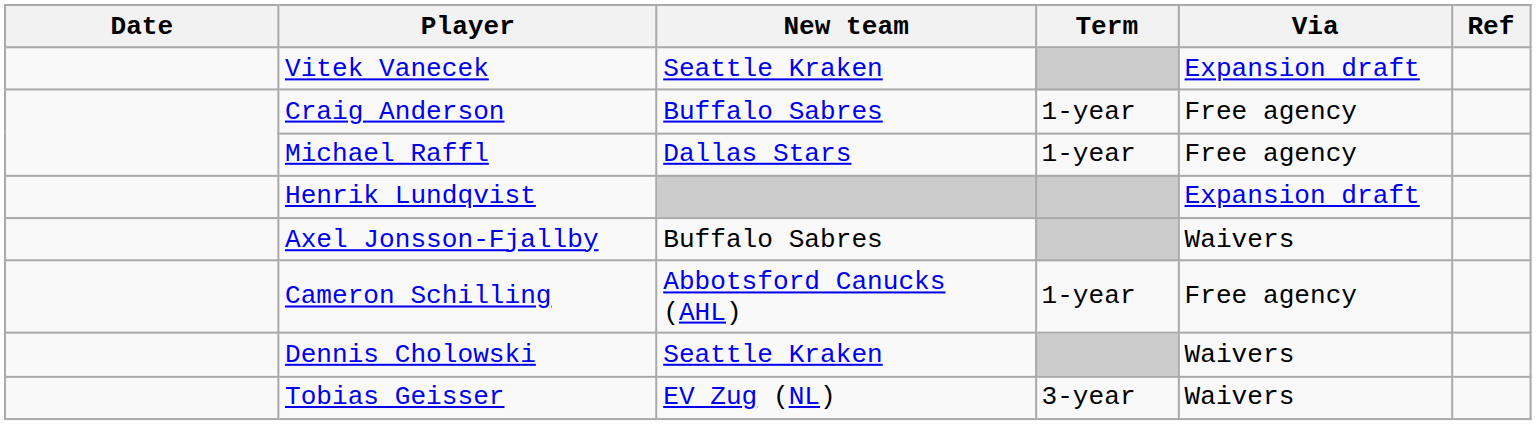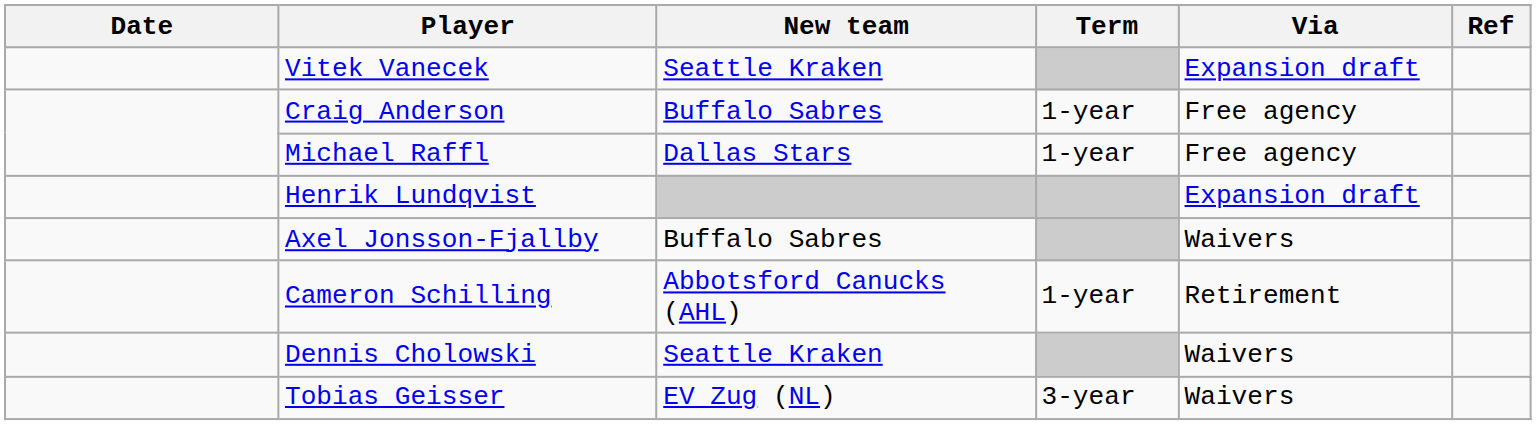(1271, 297) Free agency -> (1263, 297) Retirement
